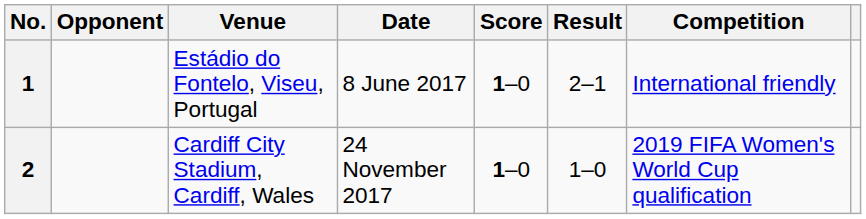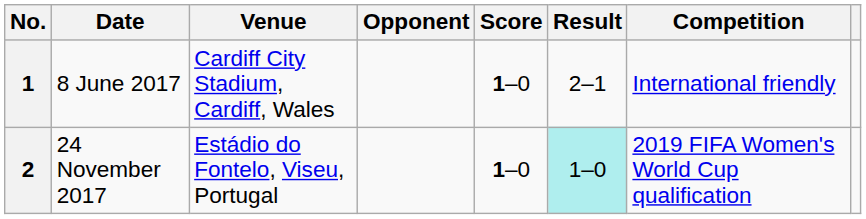columns swapped: (406, 22) <-> (110, 22)
(249, 83) Estádio do Fontelo, Viseu, Portugal -> (264, 83) Cardiff City Stadium, Cardiff, Wales
(244, 170) Cardiff City Stadium, Cardiff, Wales -> (269, 170) Estádio do Fontelo, Viseu, Portugal
(588, 170) no background -> (588, 170) paleturquoise background
